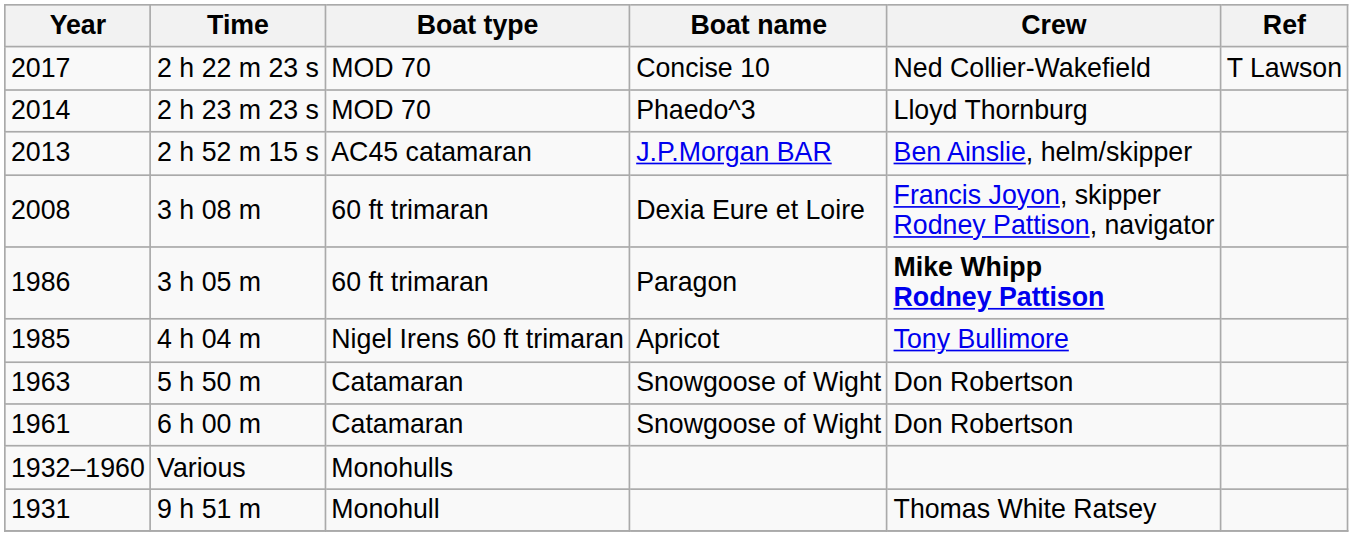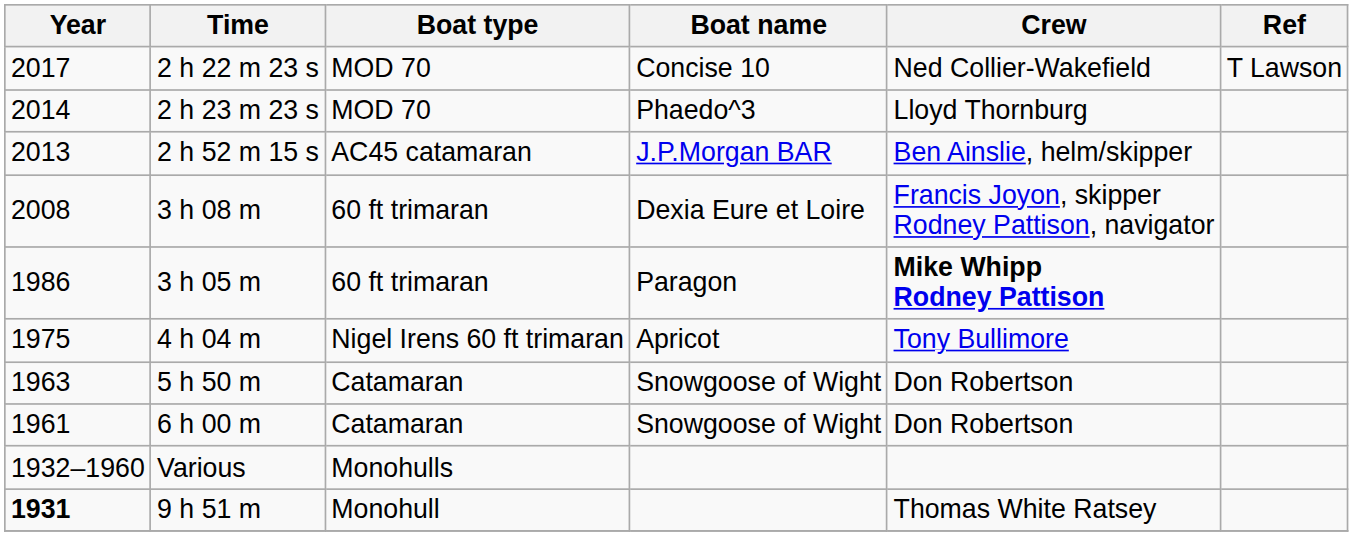(41, 340) 1985 -> (41, 340) 1975
(41, 509) normal -> (41, 509) bold
